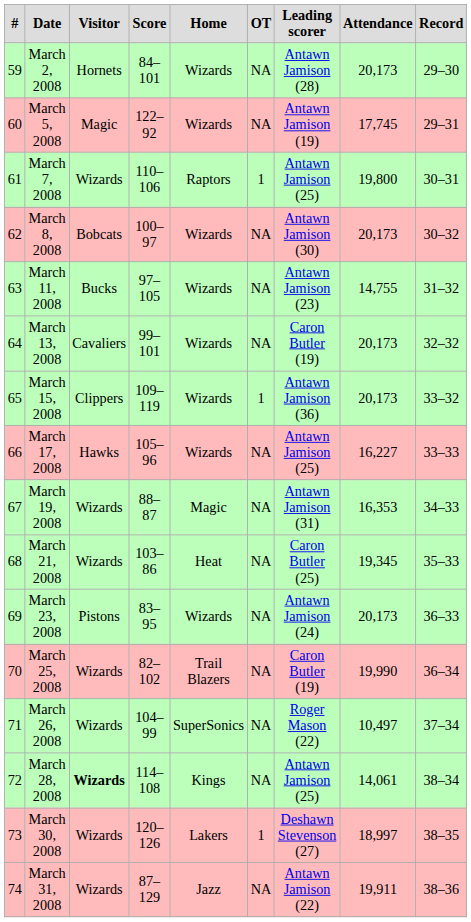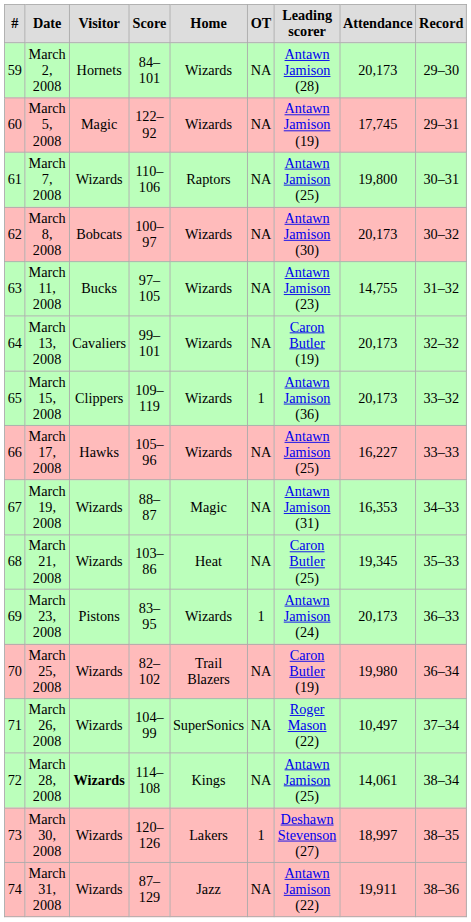(261, 179) 1 -> (261, 179) NA
(261, 616) NA -> (261, 616) 1
(378, 671) 19,990 -> (378, 671) 19,980
